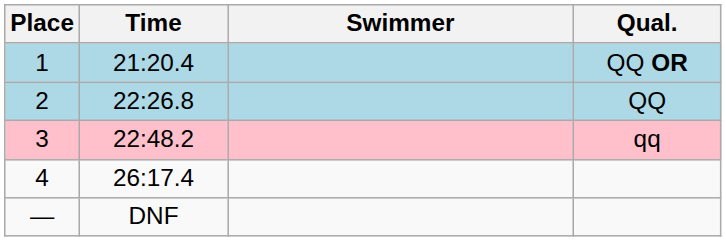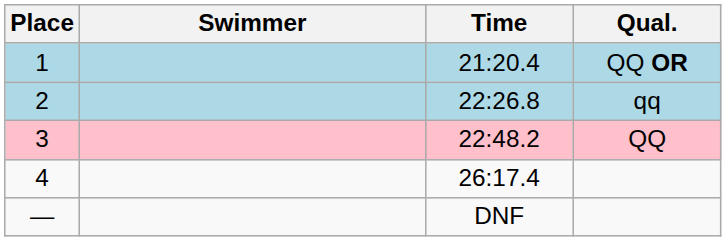columns swapped: (400, 23) <-> (154, 23)
(647, 100) QQ -> (647, 100) qq
(647, 139) qq -> (647, 139) QQ
